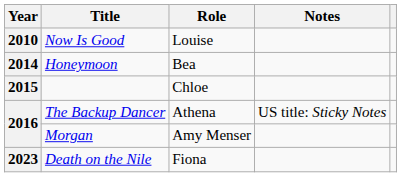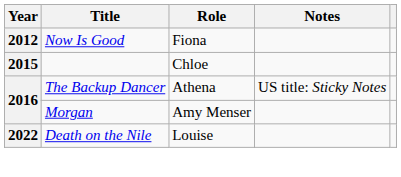(23, 40) 2010 -> (23, 40) 2012
(193, 40) Louise -> (189, 40) Fiona
- row: (81, 64)
(23, 159) 2023 -> (23, 135) 2022
(189, 159) Fiona -> (193, 135) Louise
